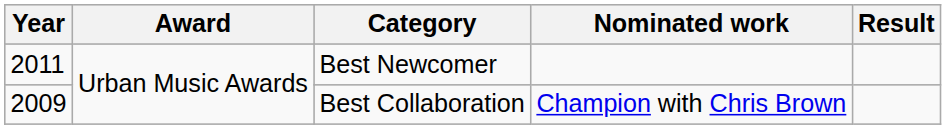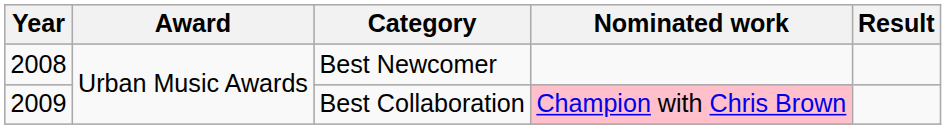(38, 64) 2011 -> (39, 64) 2008
(691, 104) no background -> (691, 104) pink background
